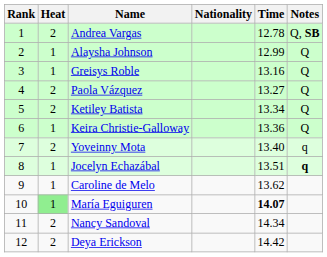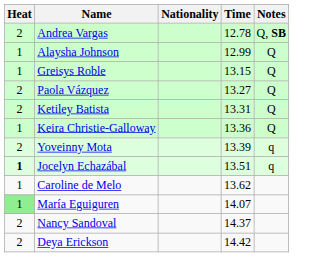- column: (21, 14)
(271, 71) 13.16 -> (238, 71) 13.15
(271, 109) 13.34 -> (238, 109) 13.31
(271, 147) 13.40 -> (238, 147) 13.39
(53, 166) normal -> (19, 166) bold
(305, 166) bold -> (271, 166) normal
(271, 204) bold -> (238, 204) normal
(271, 223) 14.34 -> (238, 223) 14.37
